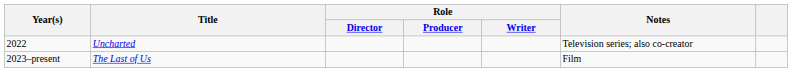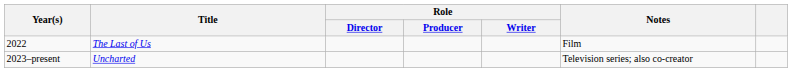(114, 43) Uncharted -> (122, 43) The Last of Us
(628, 43) Television series; also co-creator -> (572, 43) Film
(122, 59) The Last of Us -> (114, 59) Uncharted
(572, 59) Film -> (628, 59) Television series; also co-creator
